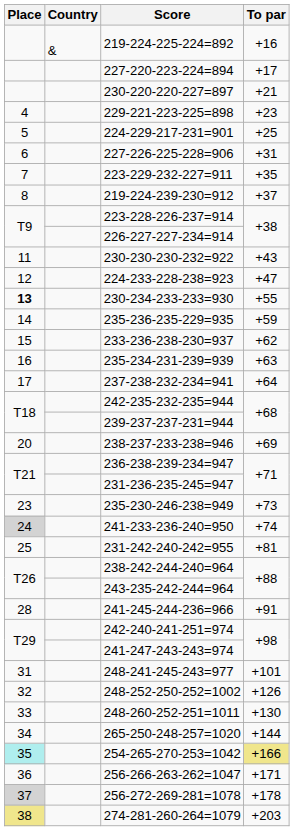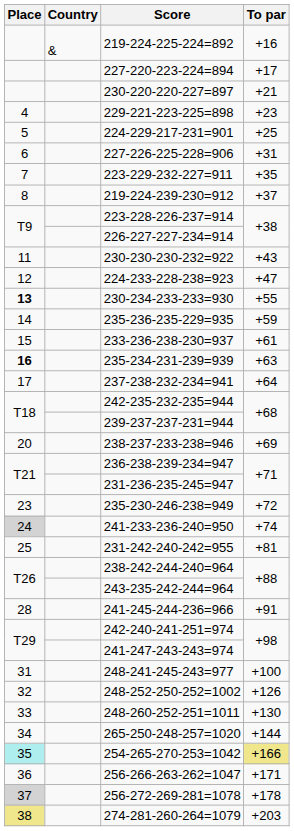(266, 340) +62 -> (266, 340) +61
(25, 361) normal -> (25, 361) bold
(266, 506) +73 -> (266, 506) +72
(266, 671) +101 -> (266, 671) +100
